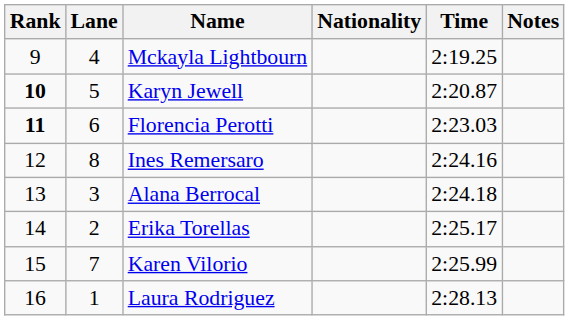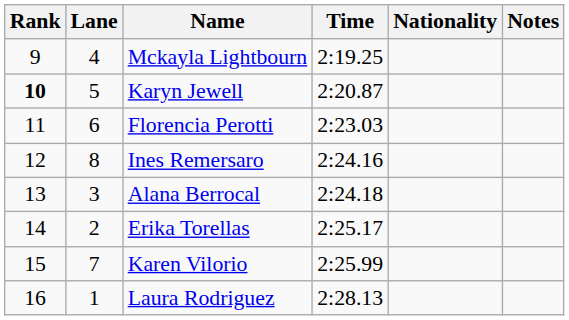columns swapped: (369, 21) <-> (464, 21)
(35, 125) bold -> (35, 125) normal
